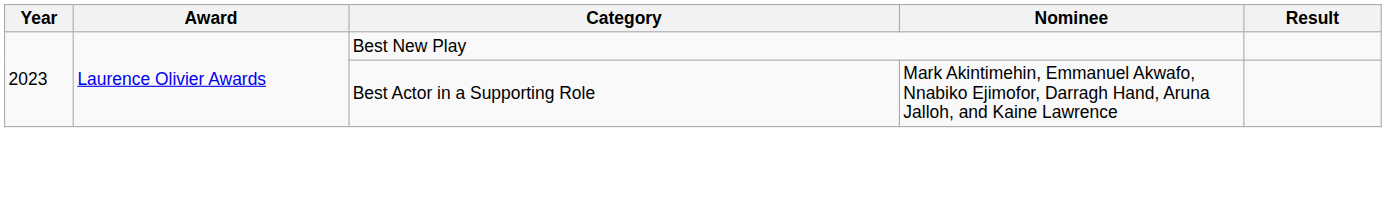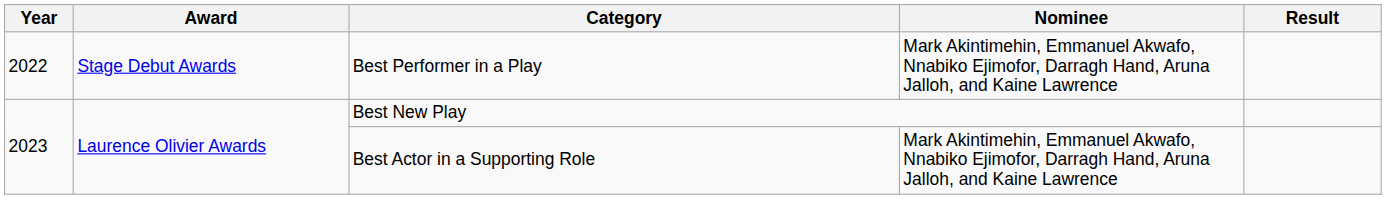+ row: (447, 65)
